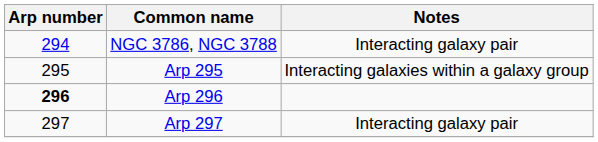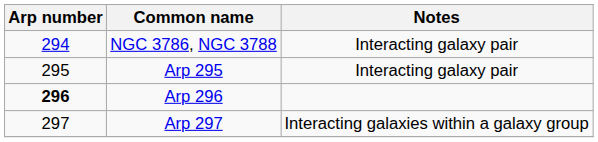(437, 70) Interacting galaxies within a galaxy group -> (437, 70) Interacting galaxy pair
(437, 123) Interacting galaxy pair -> (437, 123) Interacting galaxies within a galaxy group
